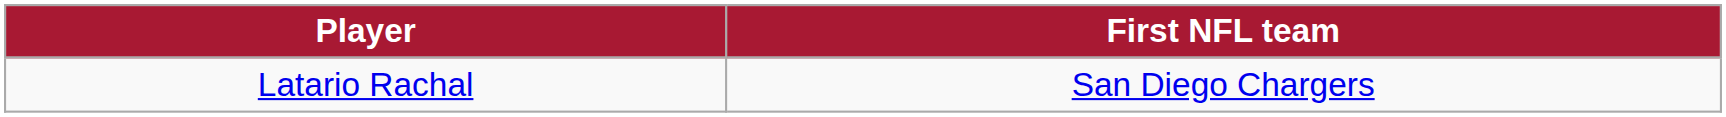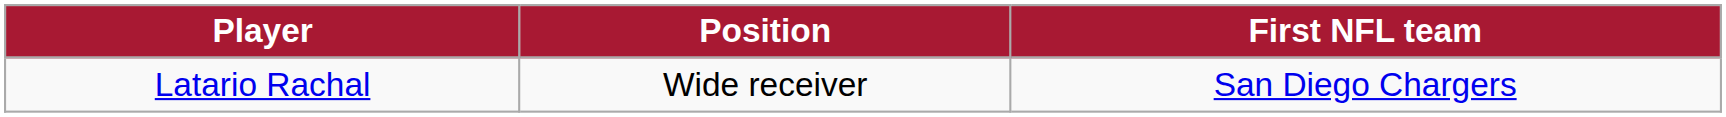+ column: (765, 31)
